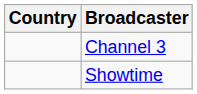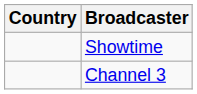rows swapped: (124, 74) <-> (125, 46)
